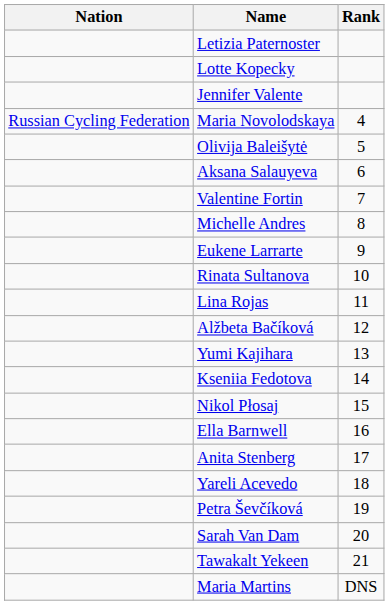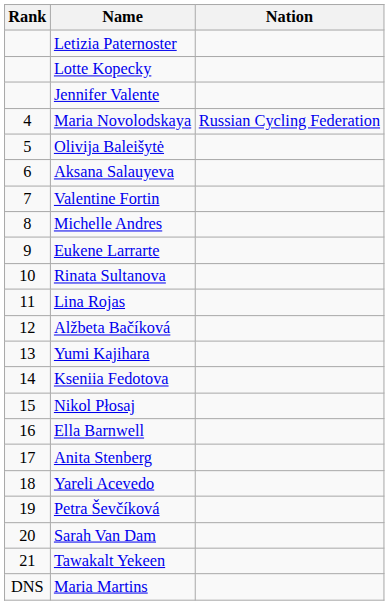columns swapped: (361, 17) <-> (99, 17)
